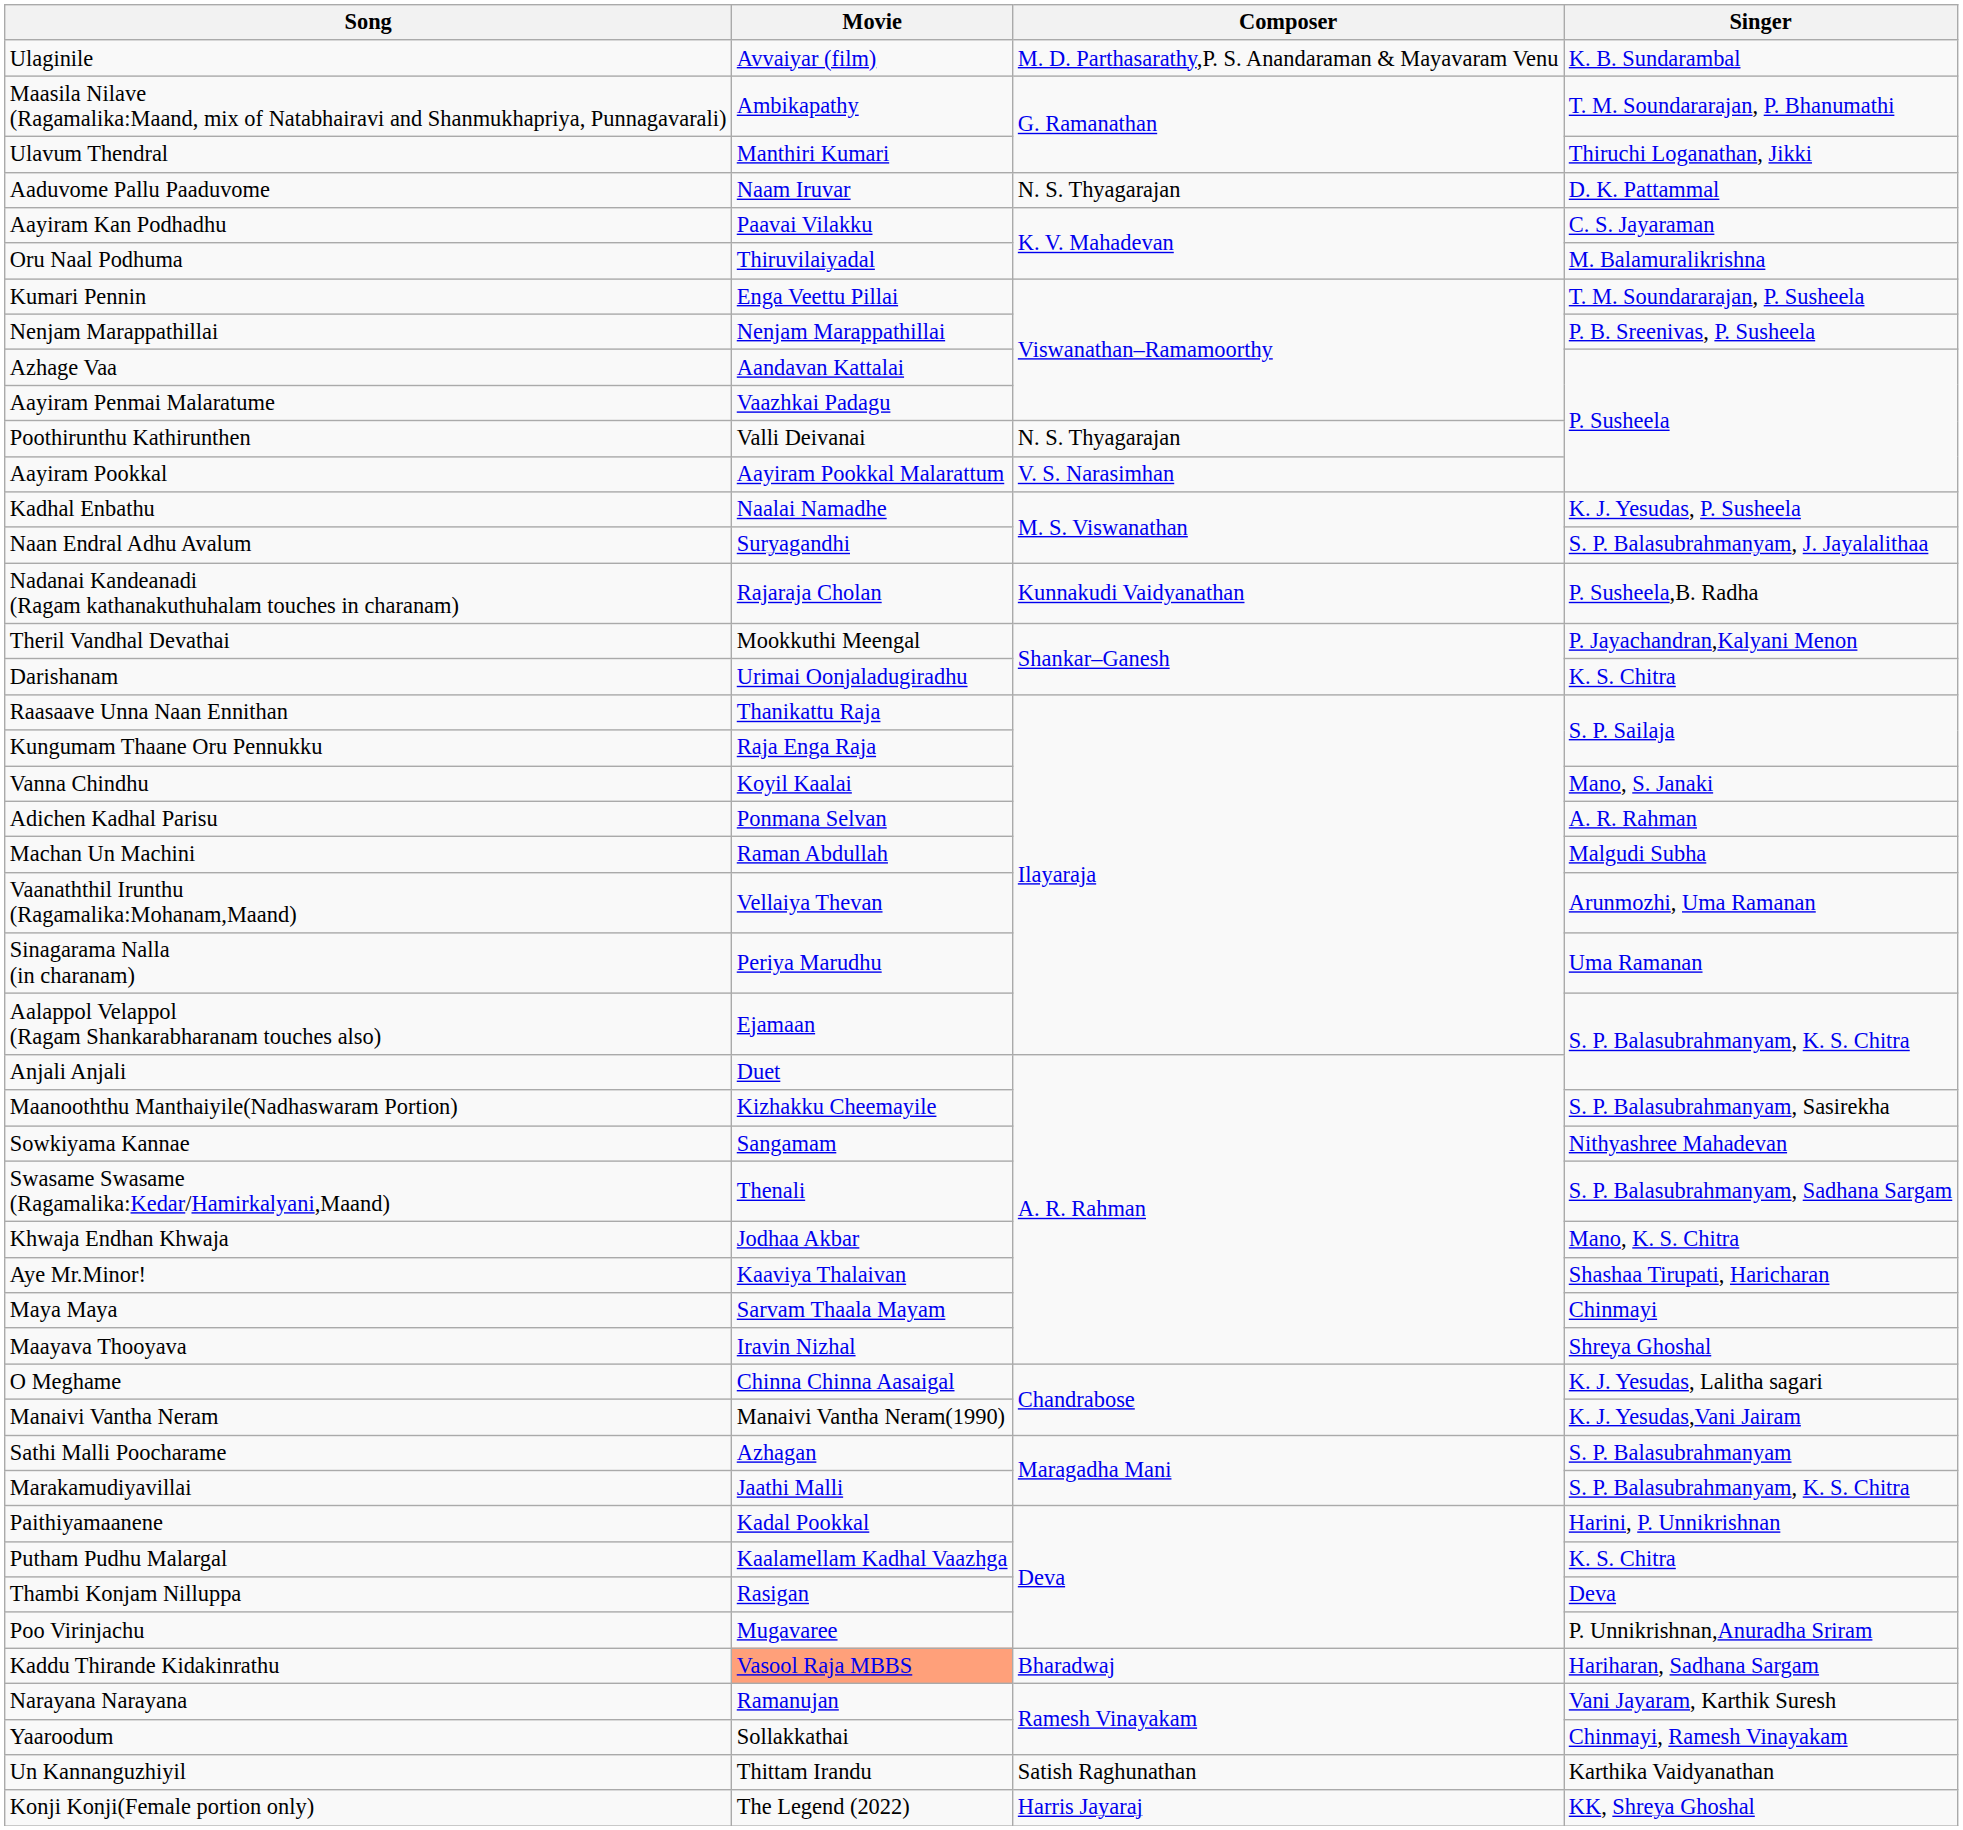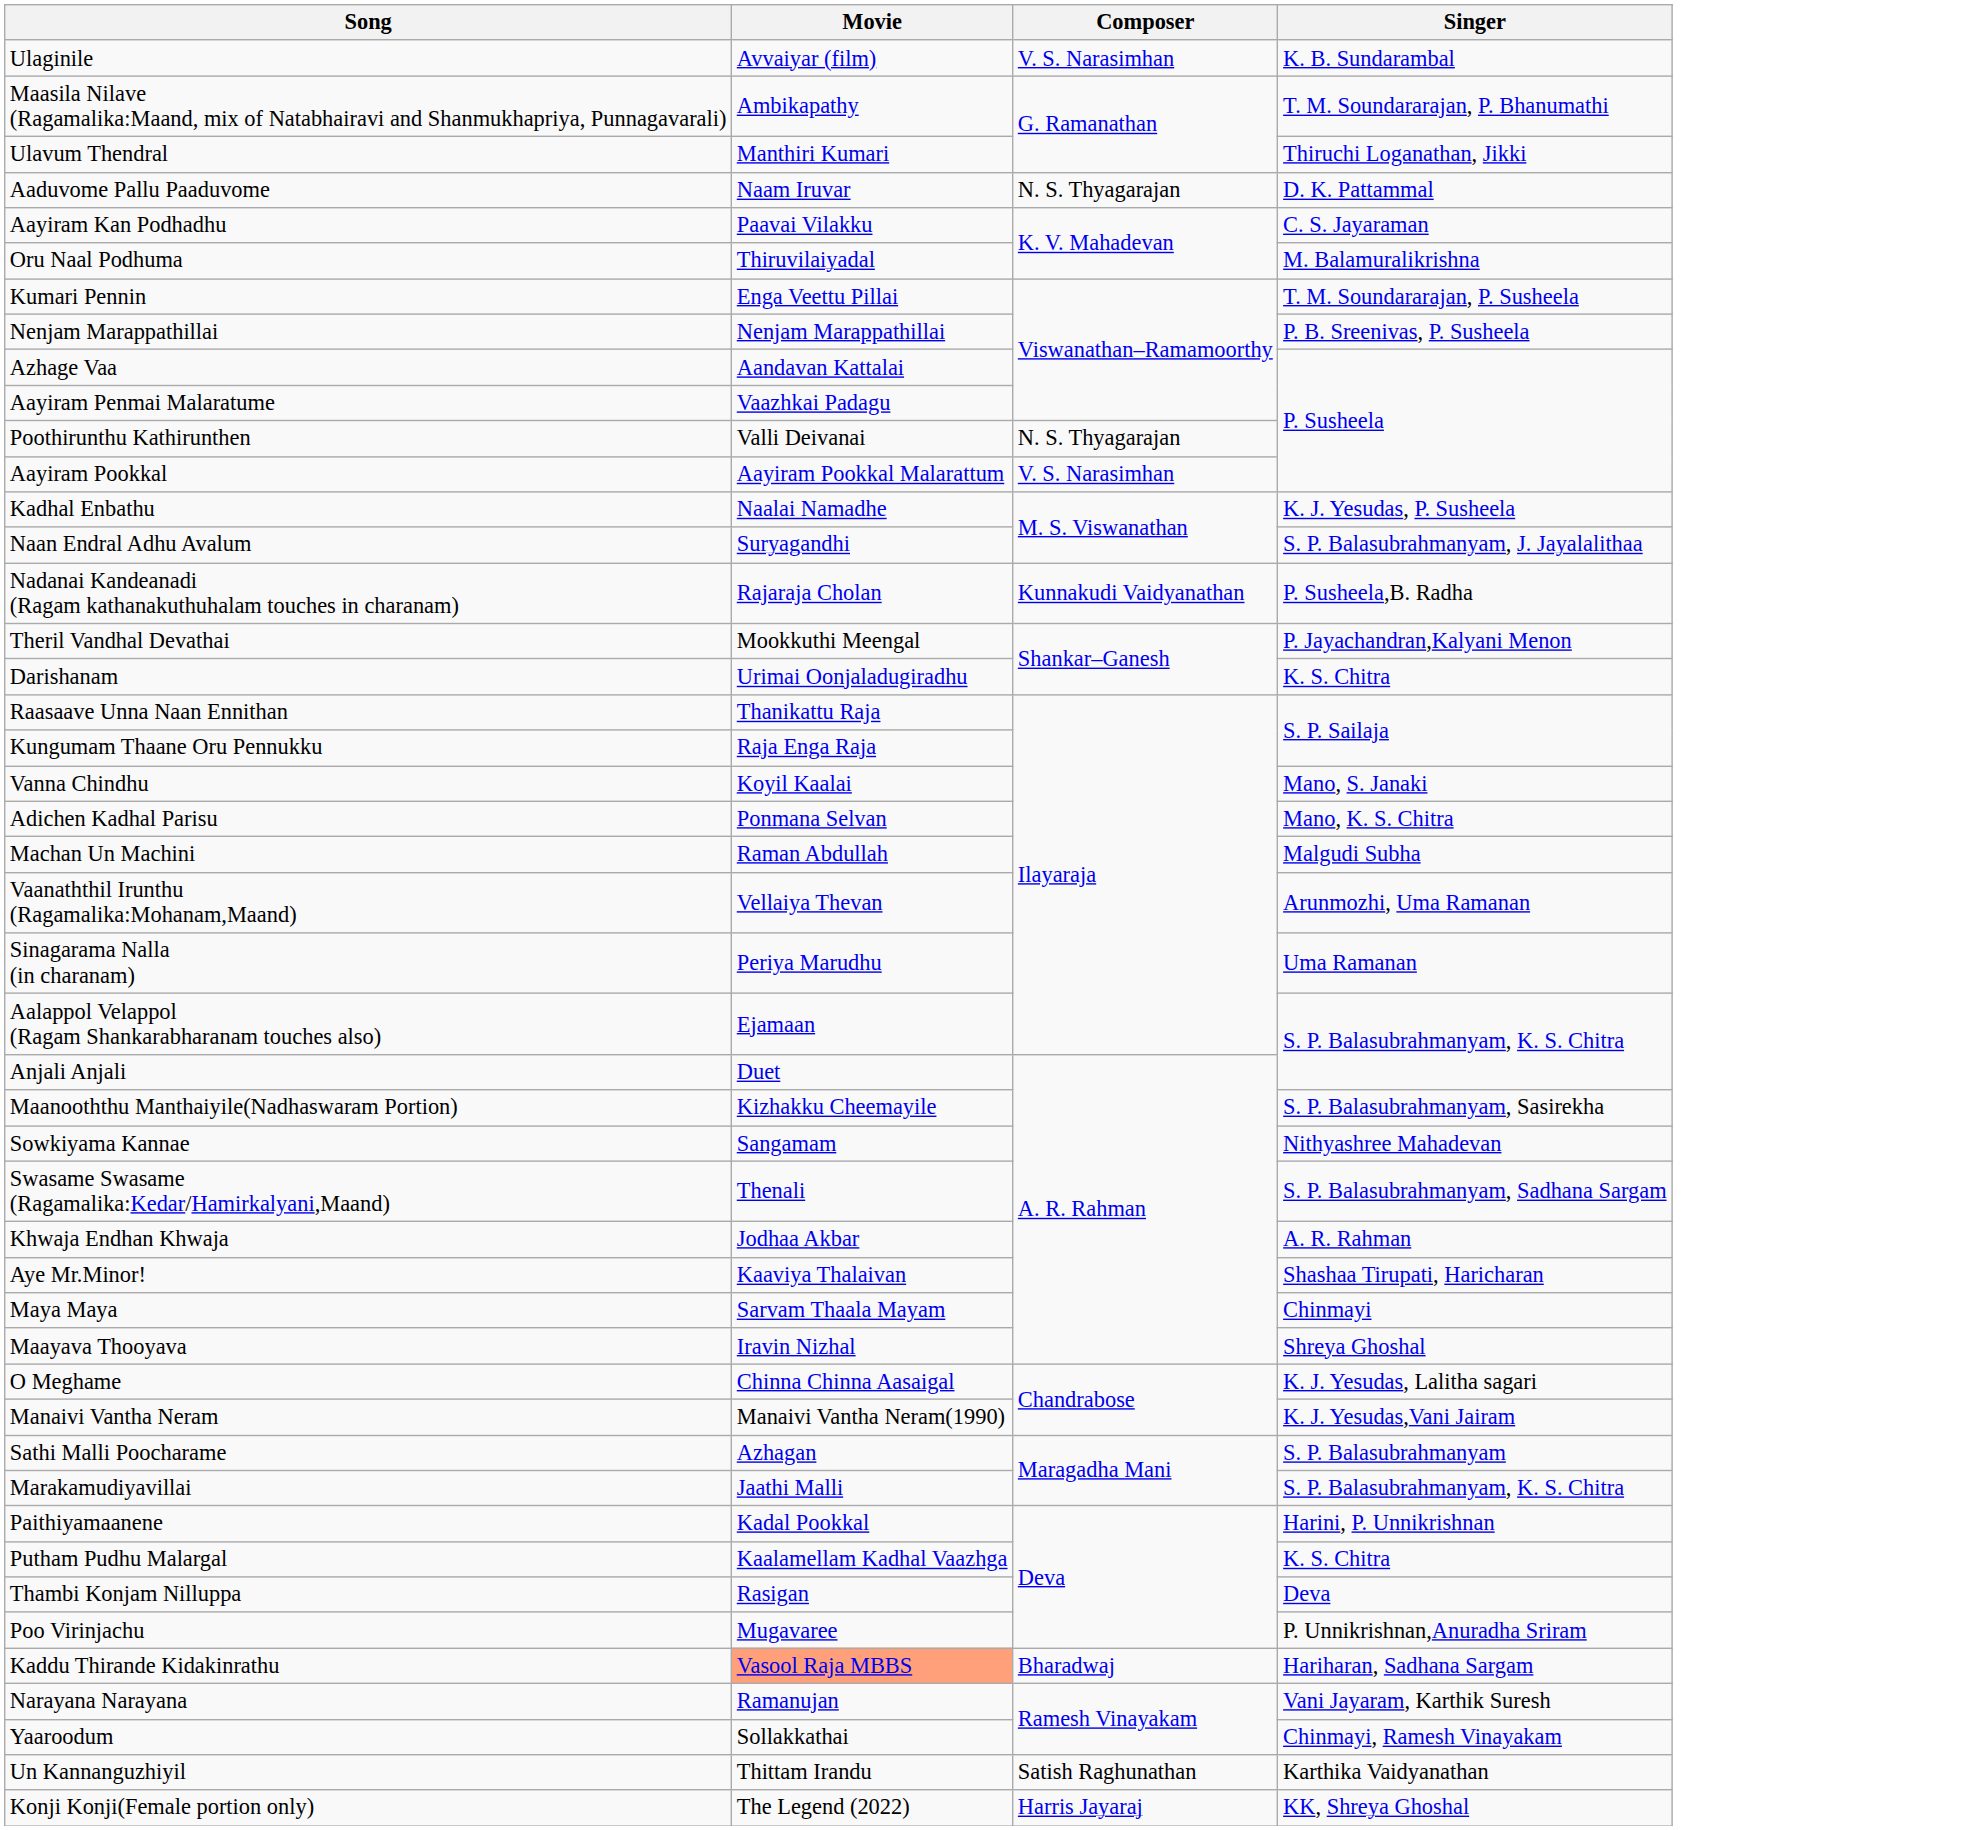(1288, 57) M. D. Parthasarathy,P. S. Anandaraman & Mayavaram Venu -> (1096, 57) V. S. Narasimhan
(1633, 818) A. R. Rahman -> (1368, 818) Mano, K. S. Chitra
(1654, 1239) Mano, K. S. Chitra -> (1347, 1239) A. R. Rahman
